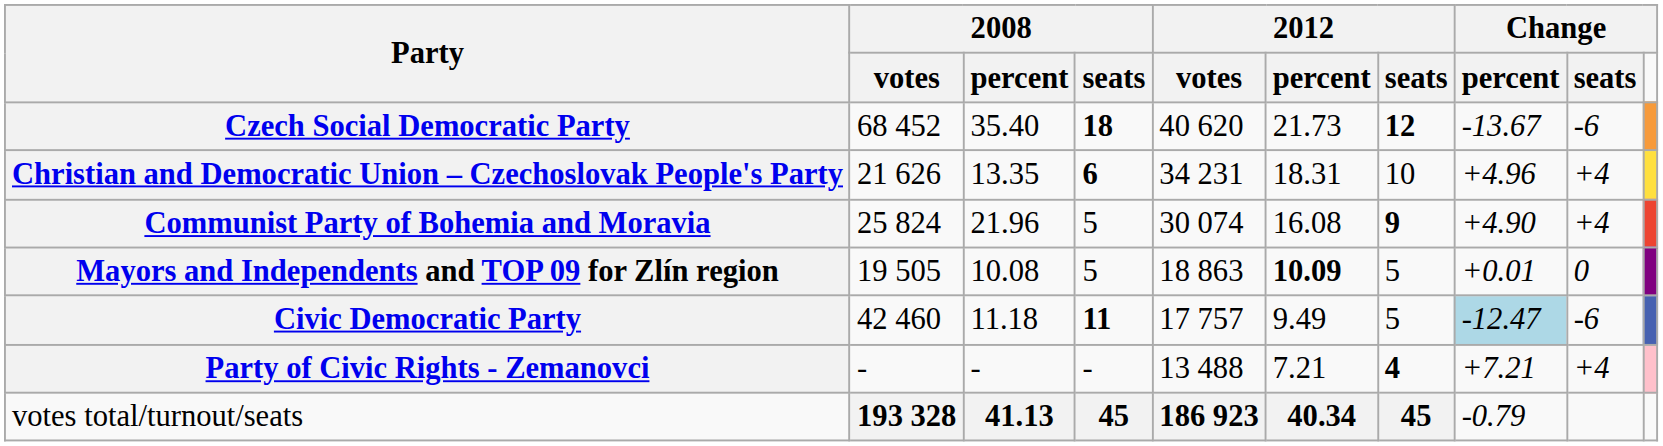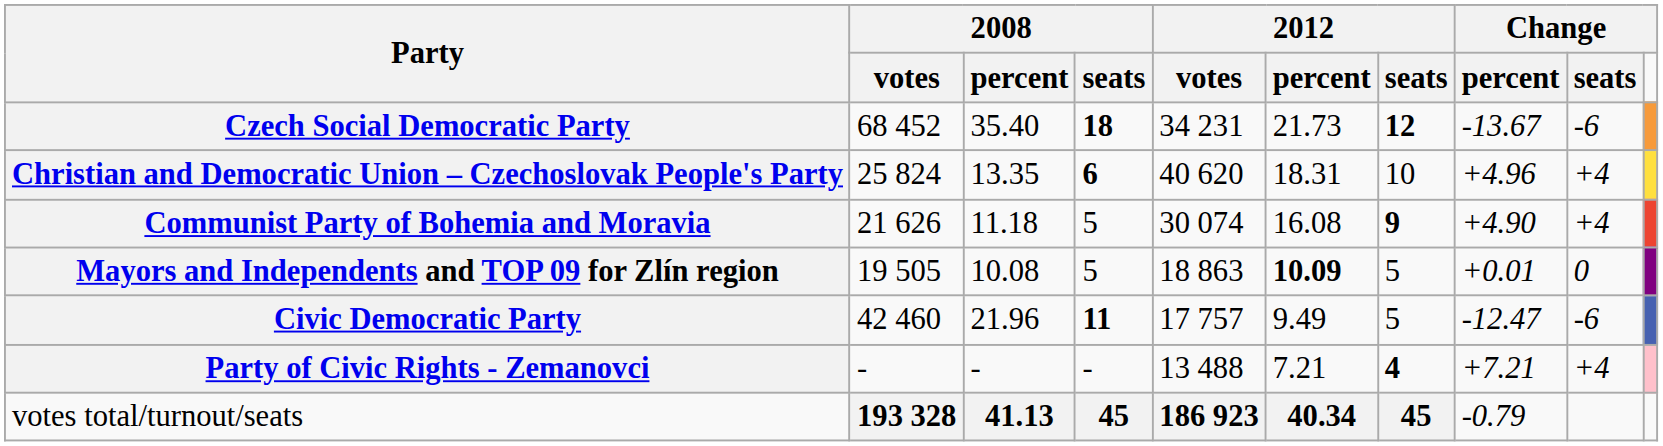(1201, 125) 40 620 -> (1201, 125) 34 231
(899, 174) 21 626 -> (899, 174) 25 824
(1201, 174) 34 231 -> (1201, 174) 40 620
(899, 222) 25 824 -> (899, 222) 21 626
(1005, 222) 21.96 -> (1004, 222) 11.18
(1004, 319) 11.18 -> (1005, 319) 21.96
(1501, 319) lightblue background -> (1501, 319) no background
